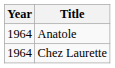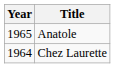(20, 33) 1964 -> (20, 33) 1965
